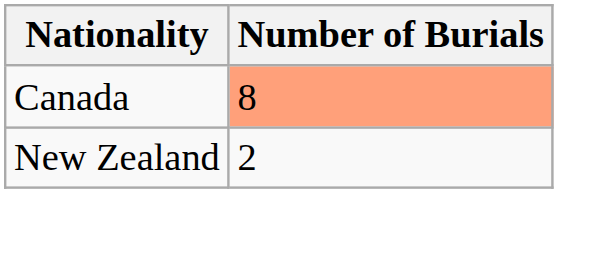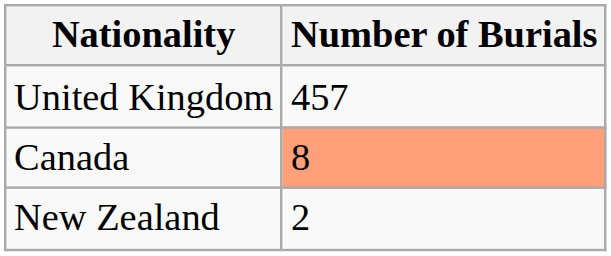+ row: (144, 95)
